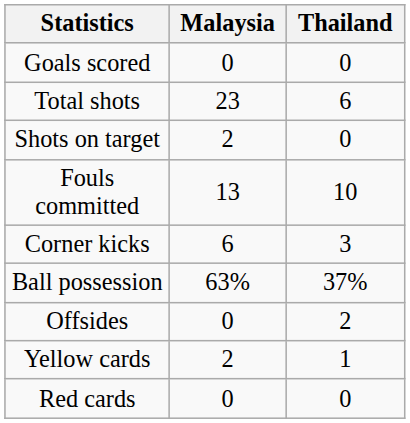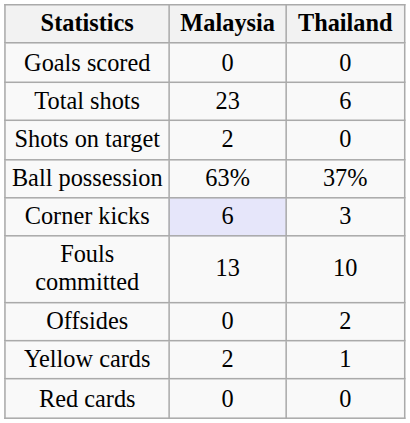rows swapped: (87, 282) <-> (87, 191)
(228, 243) no background -> (228, 216) lavender background
